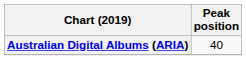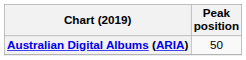(216, 45) 40 -> (216, 45) 50
